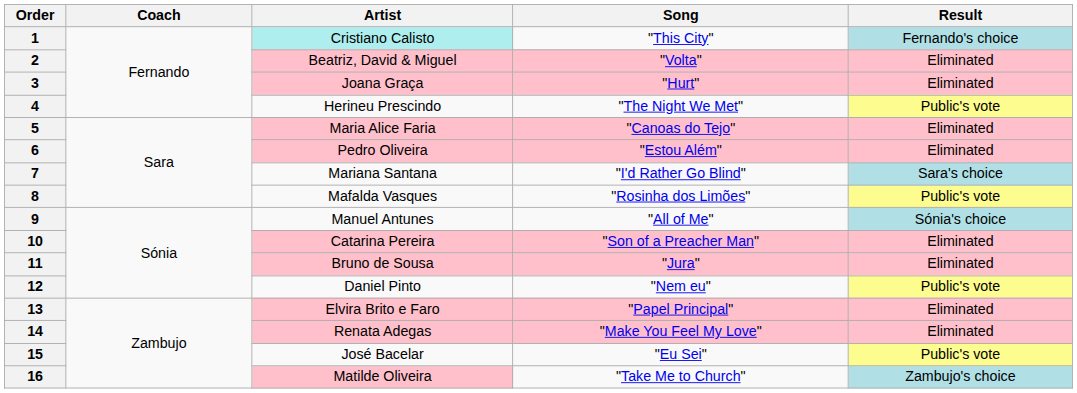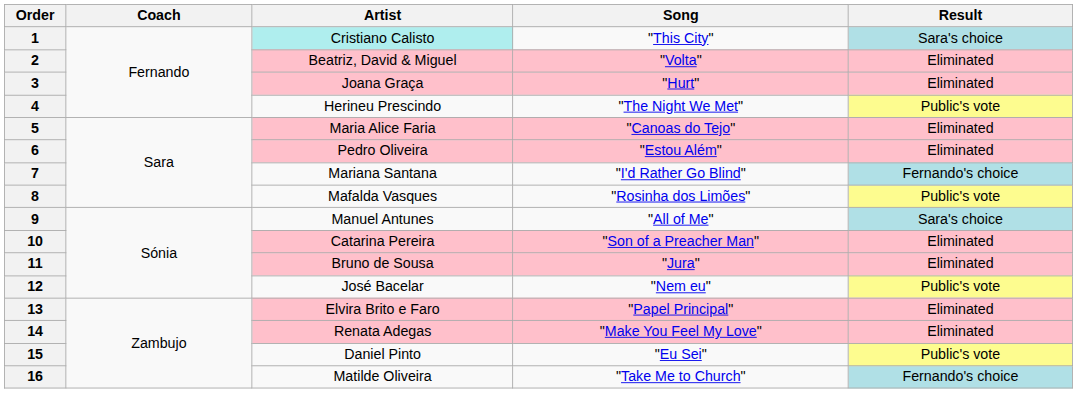(960, 38) Fernando's choice -> (960, 38) Sara's choice
(960, 173) Sara's choice -> (960, 173) Fernando's choice
(960, 219) Sónia's choice -> (960, 219) Sara's choice
(383, 286) Daniel Pinto -> (383, 286) José Bacelar
(383, 354) José Bacelar -> (383, 354) Daniel Pinto
(383, 377) pink background -> (383, 377) no background
(960, 377) Zambujo's choice -> (960, 377) Fernando's choice
